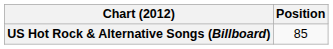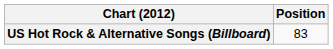(301, 34) 85 -> (301, 34) 83
